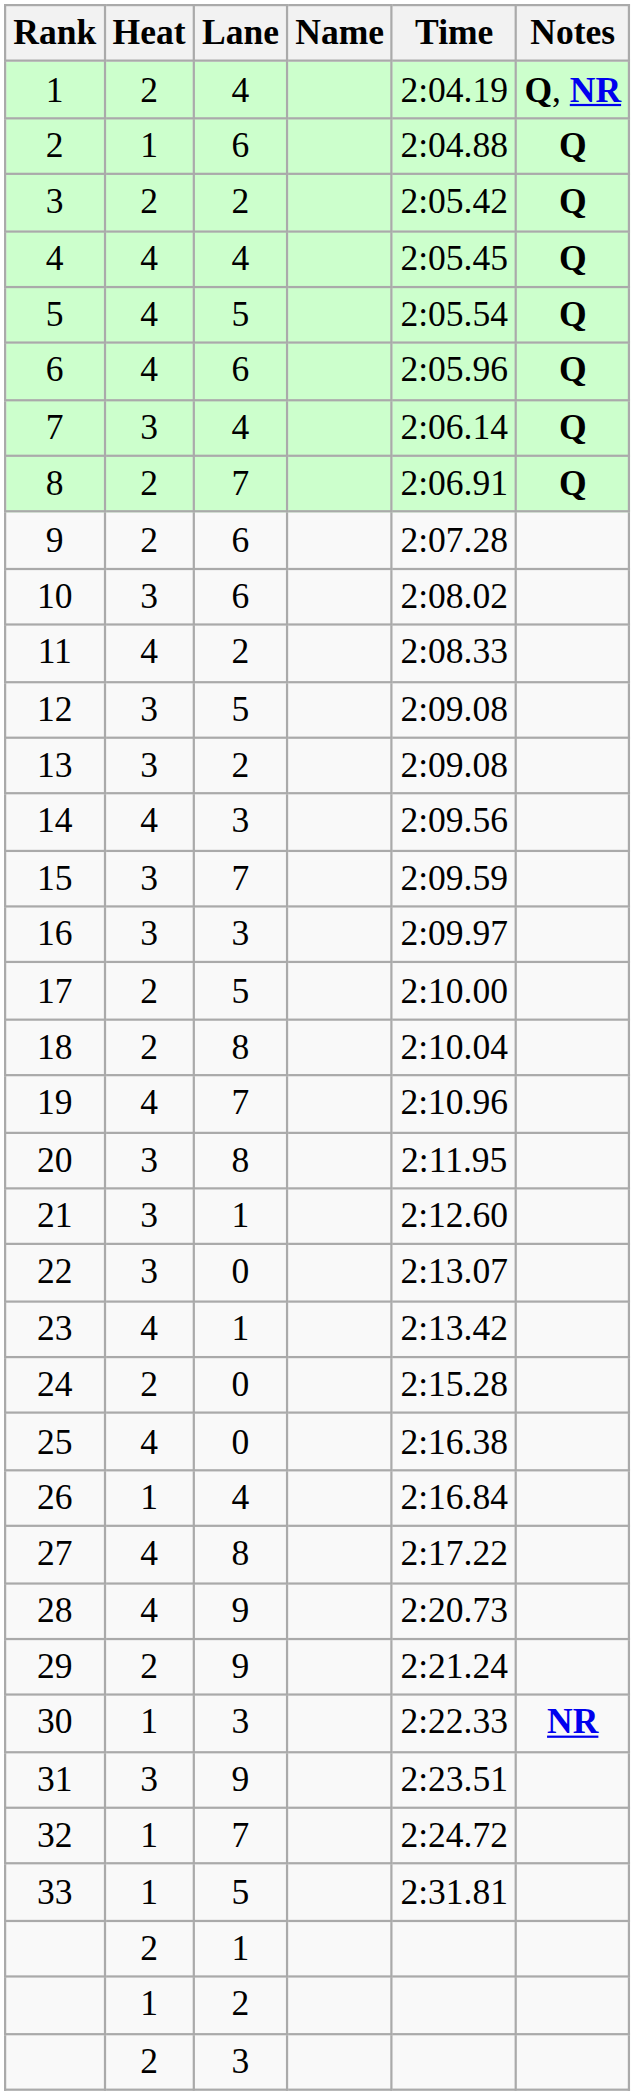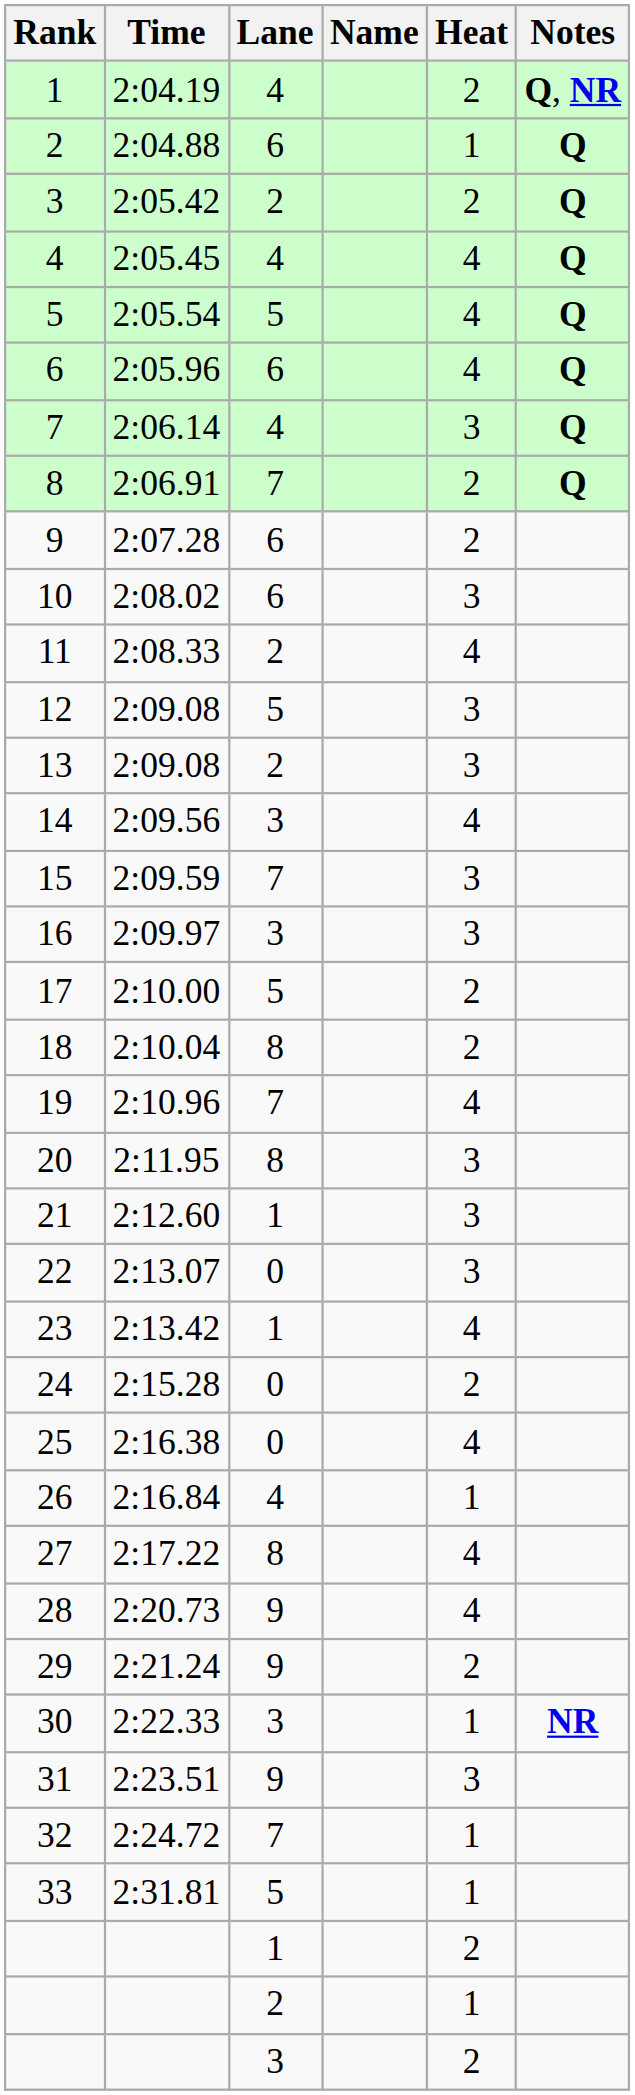columns swapped: (149, 32) <-> (454, 32)
